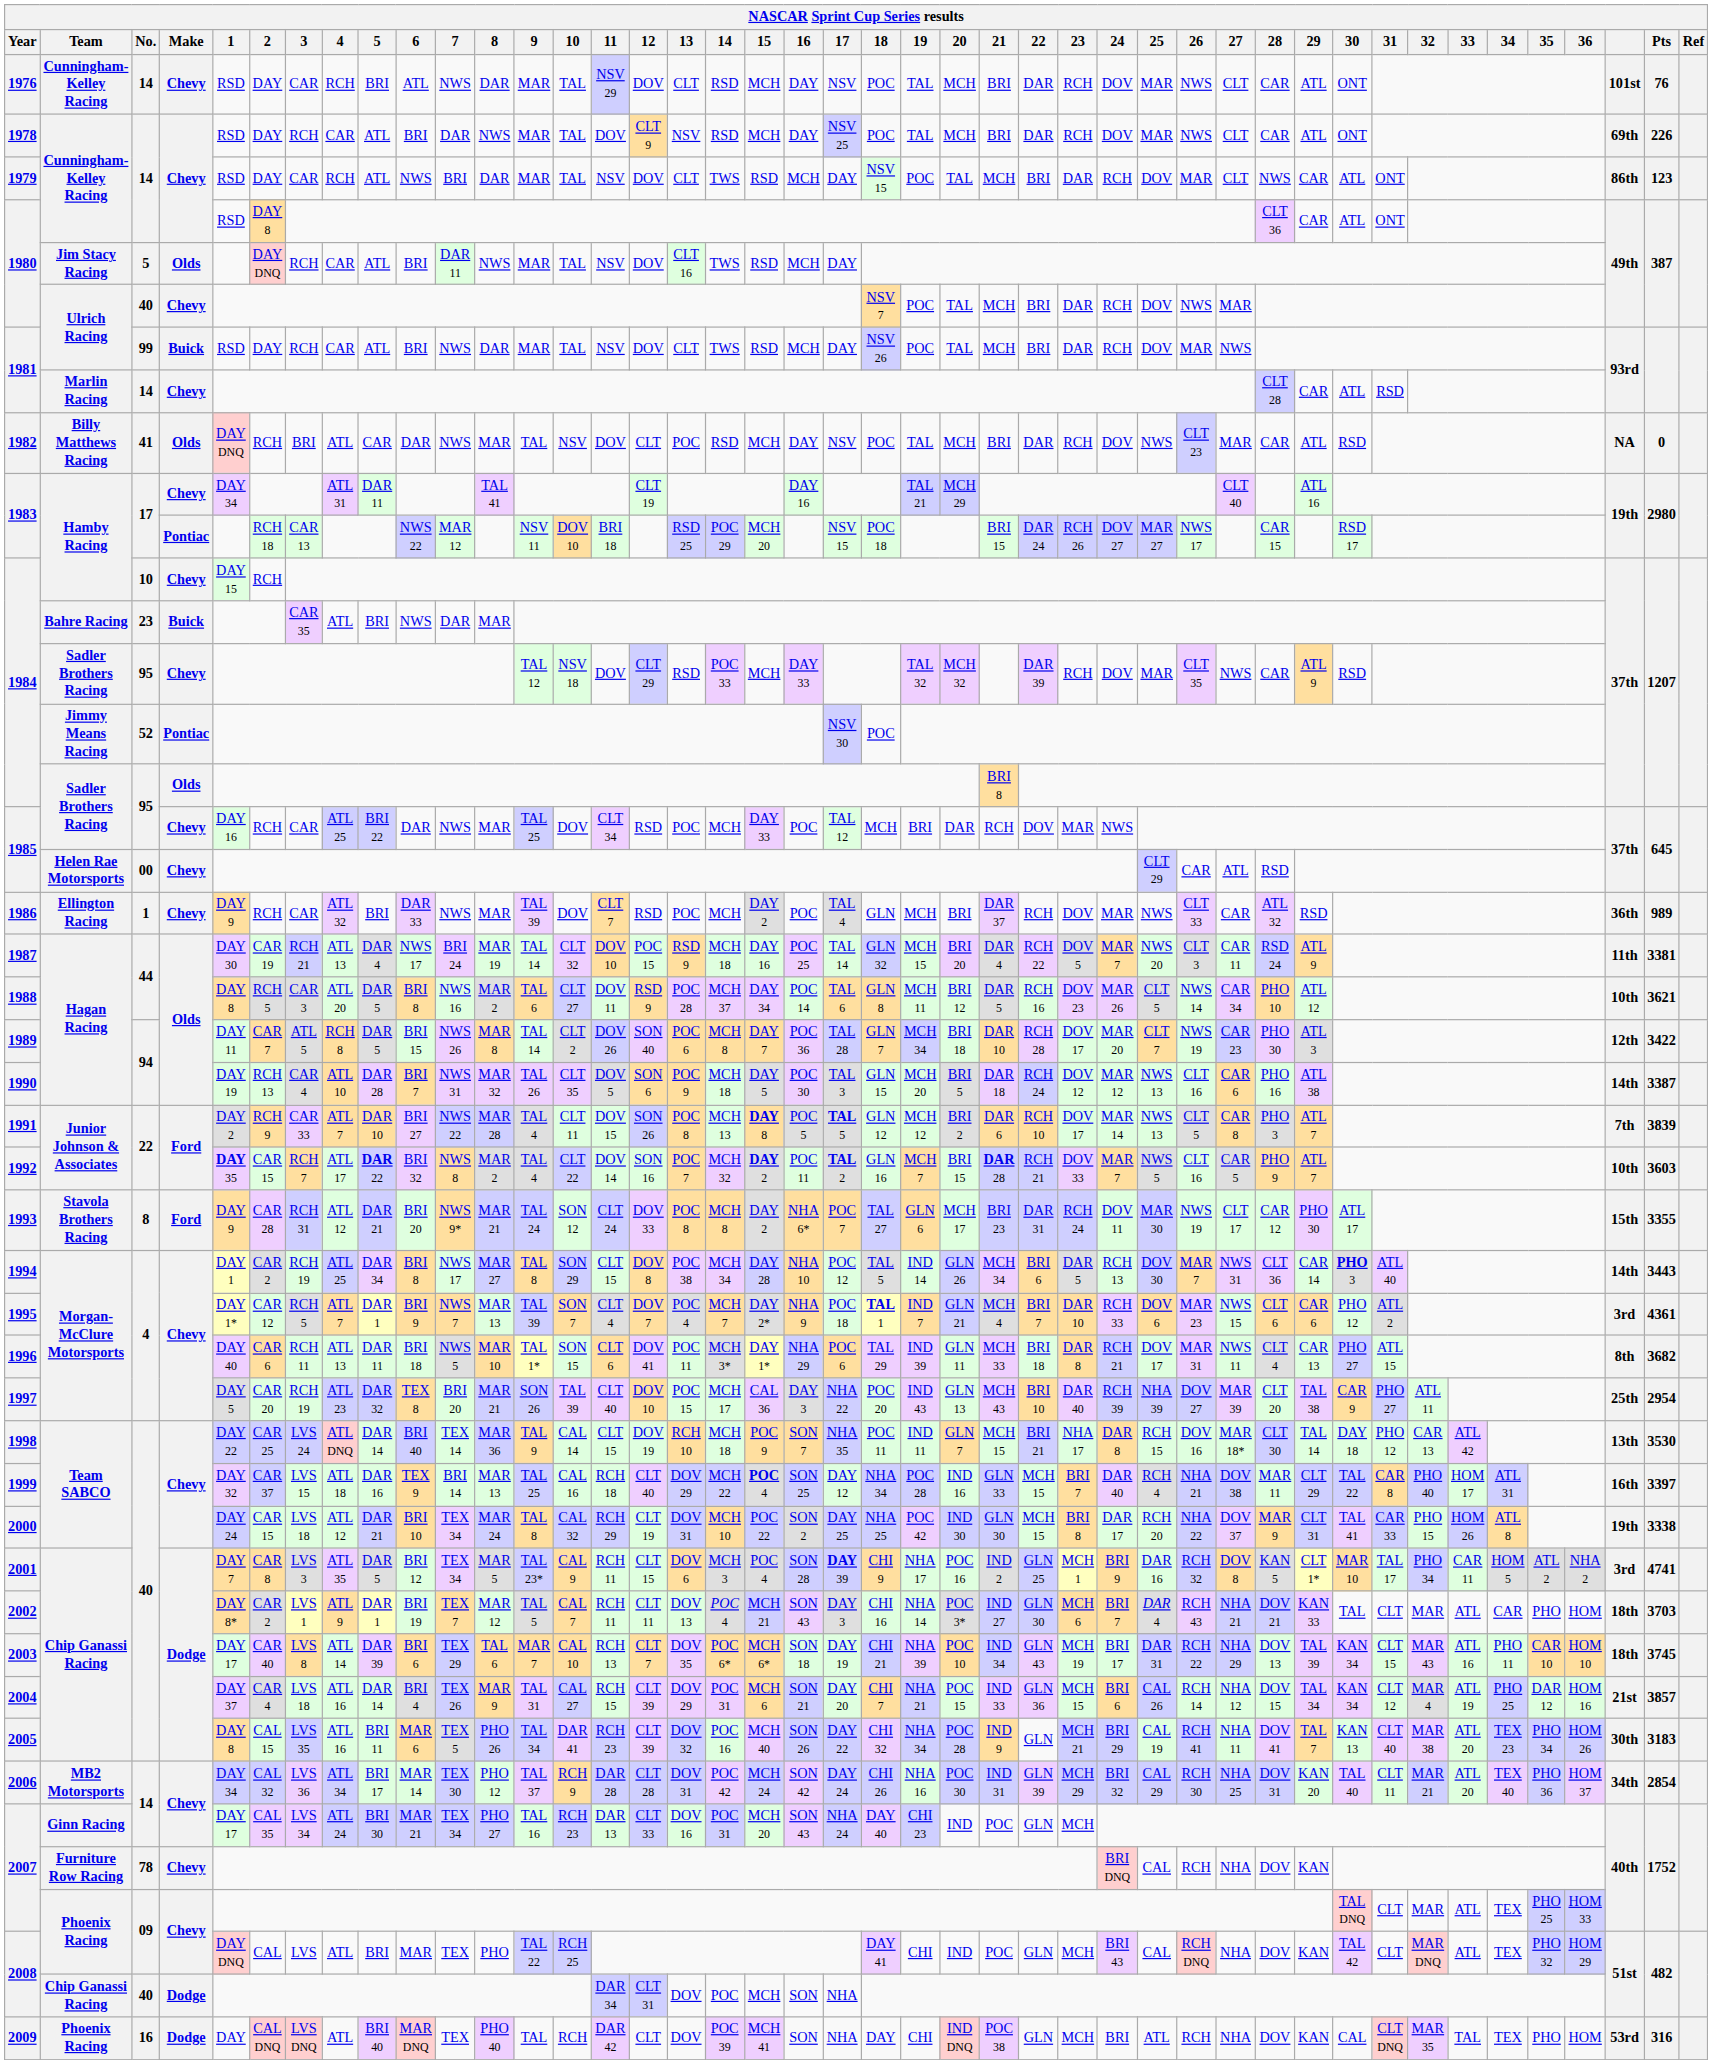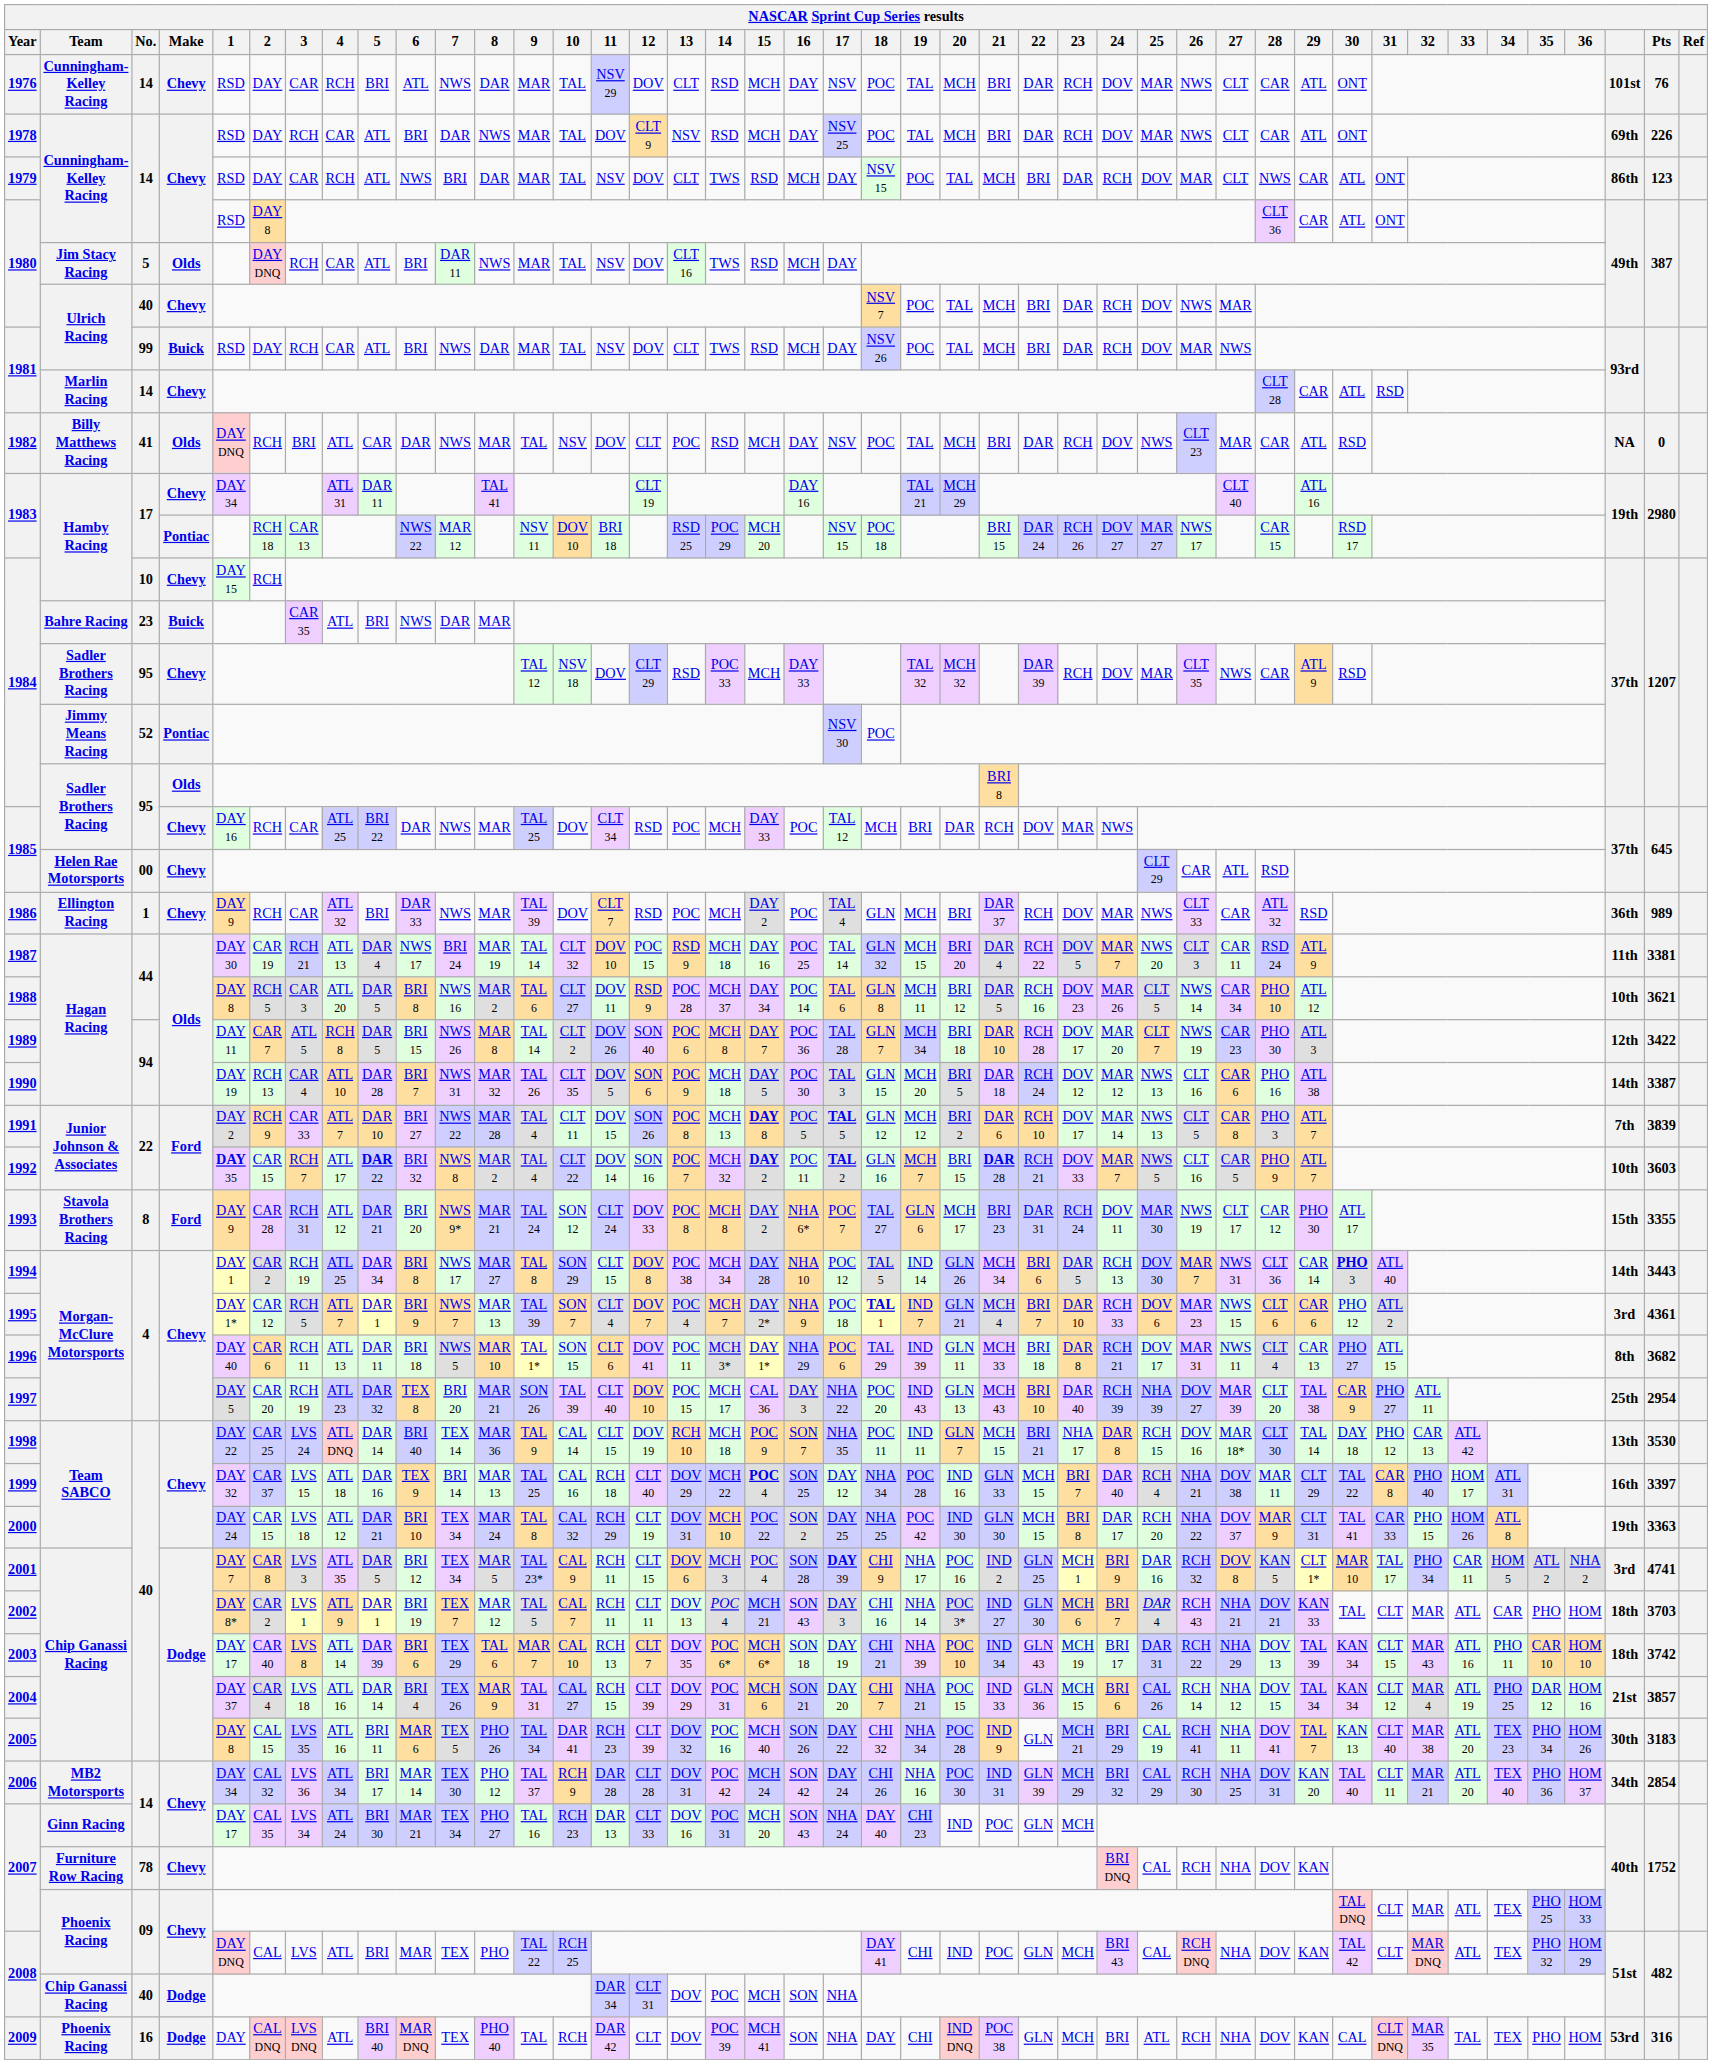(1662, 1527) 3338 -> (1662, 1527) 3363
(1662, 1654) 3745 -> (1662, 1654) 3742
